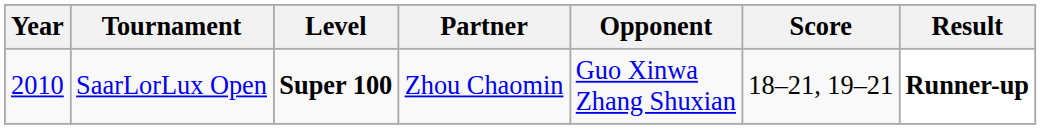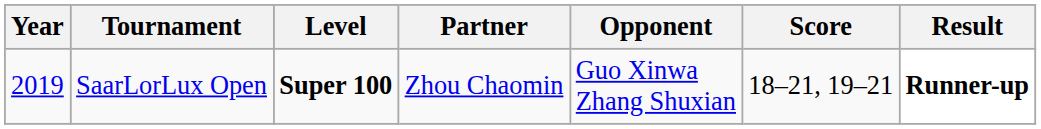(37, 85) 2010 -> (37, 85) 2019
